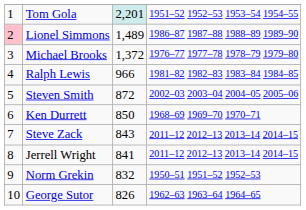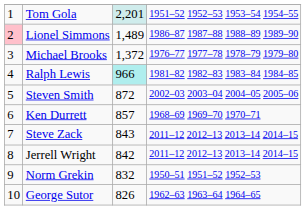(125, 74) no background -> (125, 74) paleturquoise background
(125, 114) 850 -> (125, 114) 857
(125, 154) 841 -> (125, 154) 842
